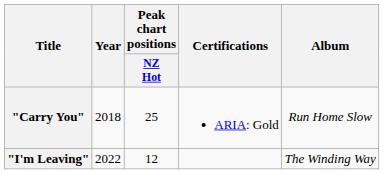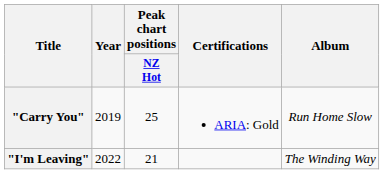(108, 117) 2018 -> (108, 117) 2019
(151, 158) 12 -> (151, 158) 21
